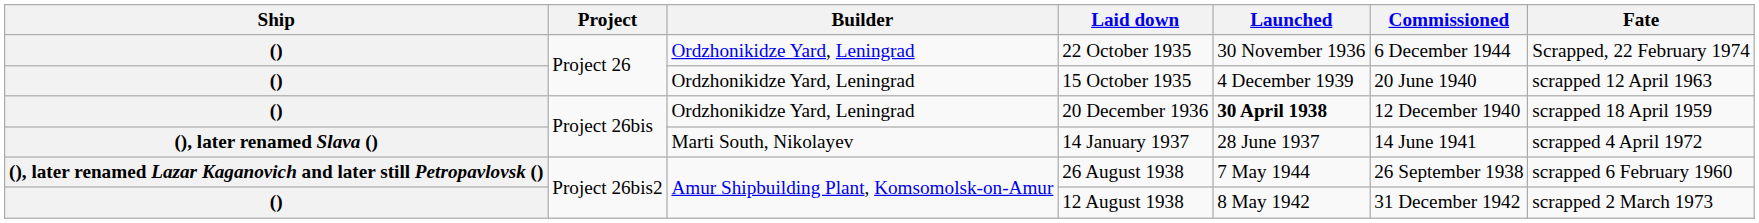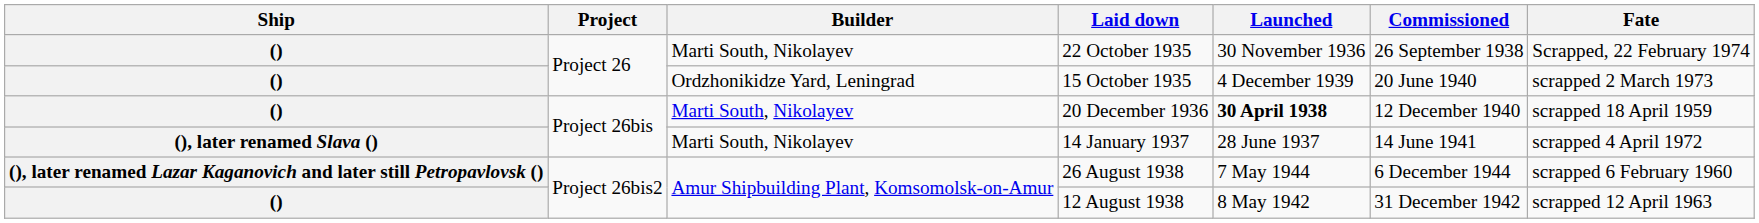(793, 50) Ordzhonikidze Yard, Leningrad -> (762, 50) Marti South, Nikolayev
(1442, 50) 6 December 1944 -> (1449, 50) 26 September 1938
(1622, 80) scrapped 12 April 1963 -> (1623, 80) scrapped 2 March 1973
(793, 111) Ordzhonikidze Yard, Leningrad -> (762, 111) Marti South, Nikolayev
(1449, 171) 26 September 1938 -> (1442, 171) 6 December 1944
(1623, 202) scrapped 2 March 1973 -> (1622, 202) scrapped 12 April 1963
